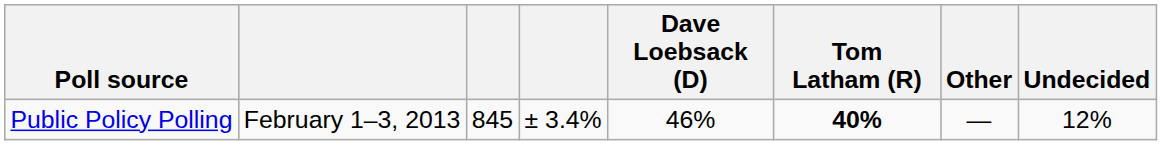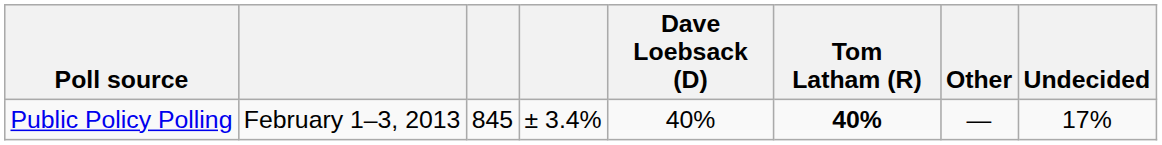(691, 119) 46% -> (691, 119) 40%
(1087, 119) 12% -> (1087, 119) 17%
